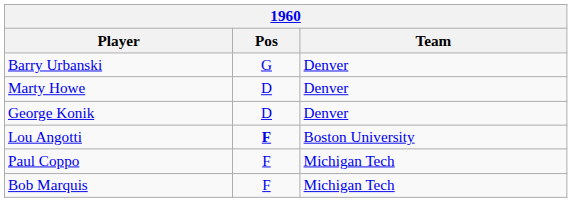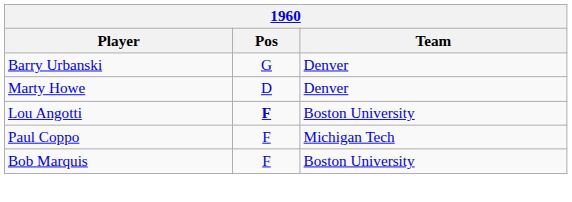- row: (51, 112)
(349, 185) Michigan Tech -> (359, 161) Boston University
